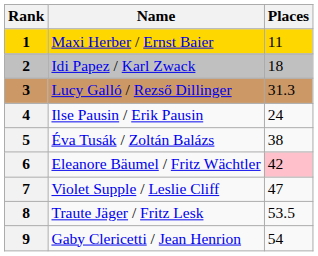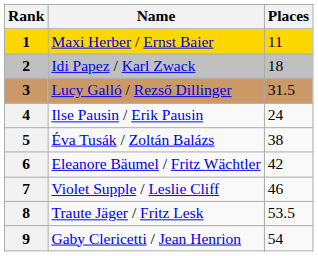(281, 90) 31.3 -> (281, 90) 31.5
(276, 164) pink background -> (276, 164) no background
(276, 189) 47 -> (276, 189) 46
